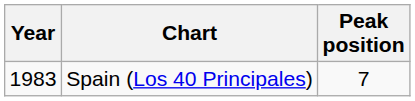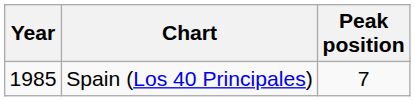(33, 78) 1983 -> (33, 78) 1985
